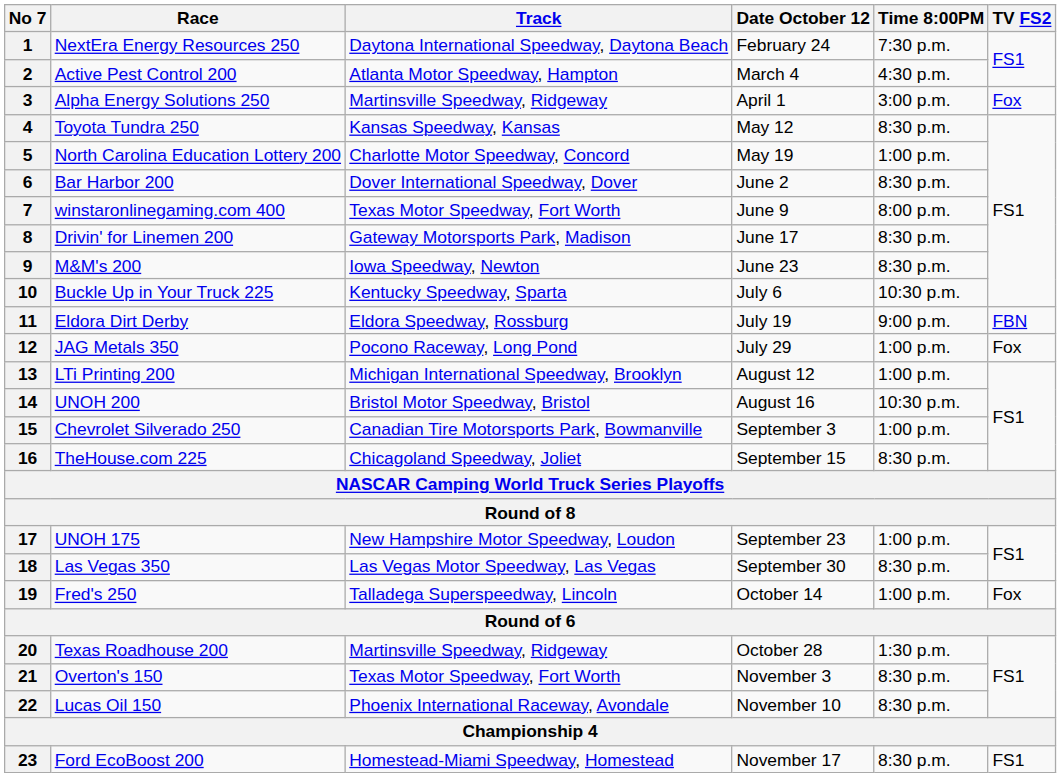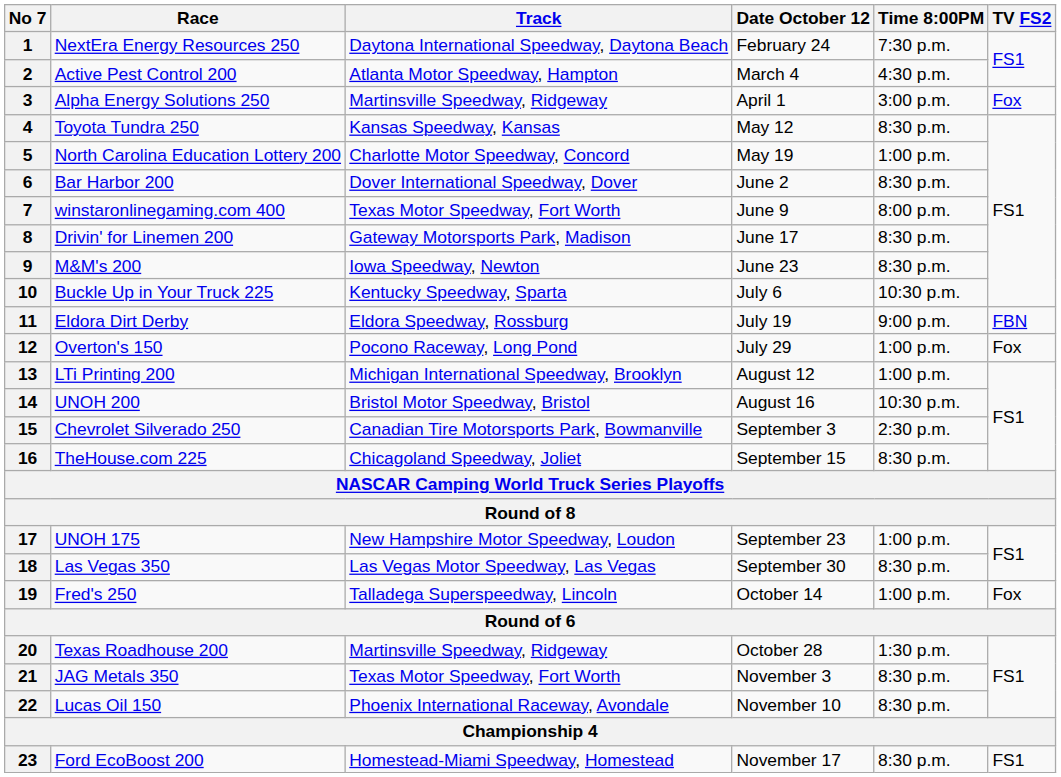(117, 347) JAG Metals 350 -> (109, 347) Overton's 150
(914, 430) 1:00 p.m. -> (914, 430) 2:30 p.m.
(109, 677) Overton's 150 -> (117, 677) JAG Metals 350
